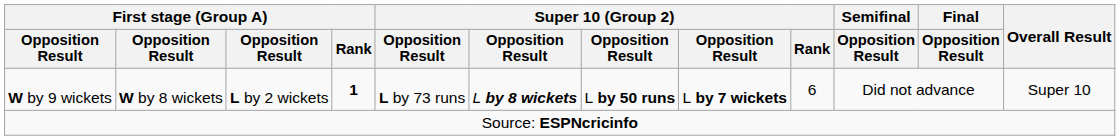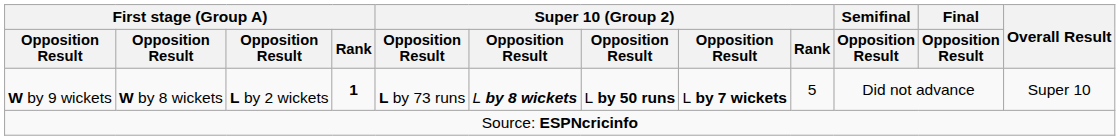(812, 90) 6 -> (812, 90) 5
